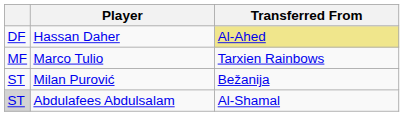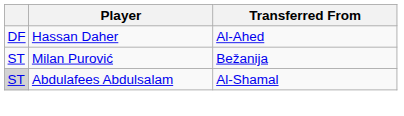(242, 37) khaki background -> (240, 37) no background
- row: (68, 58)
